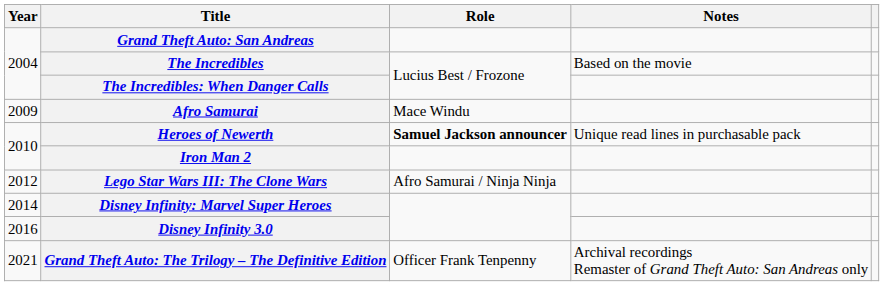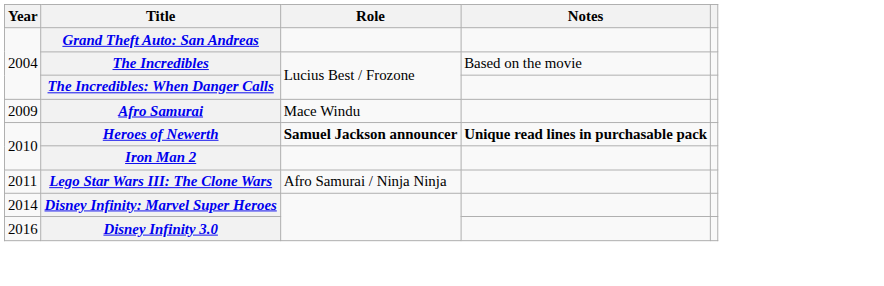(687, 134) normal -> (586, 134) bold
(23, 181) 2012 -> (22, 181) 2011
- row: (215, 260)
